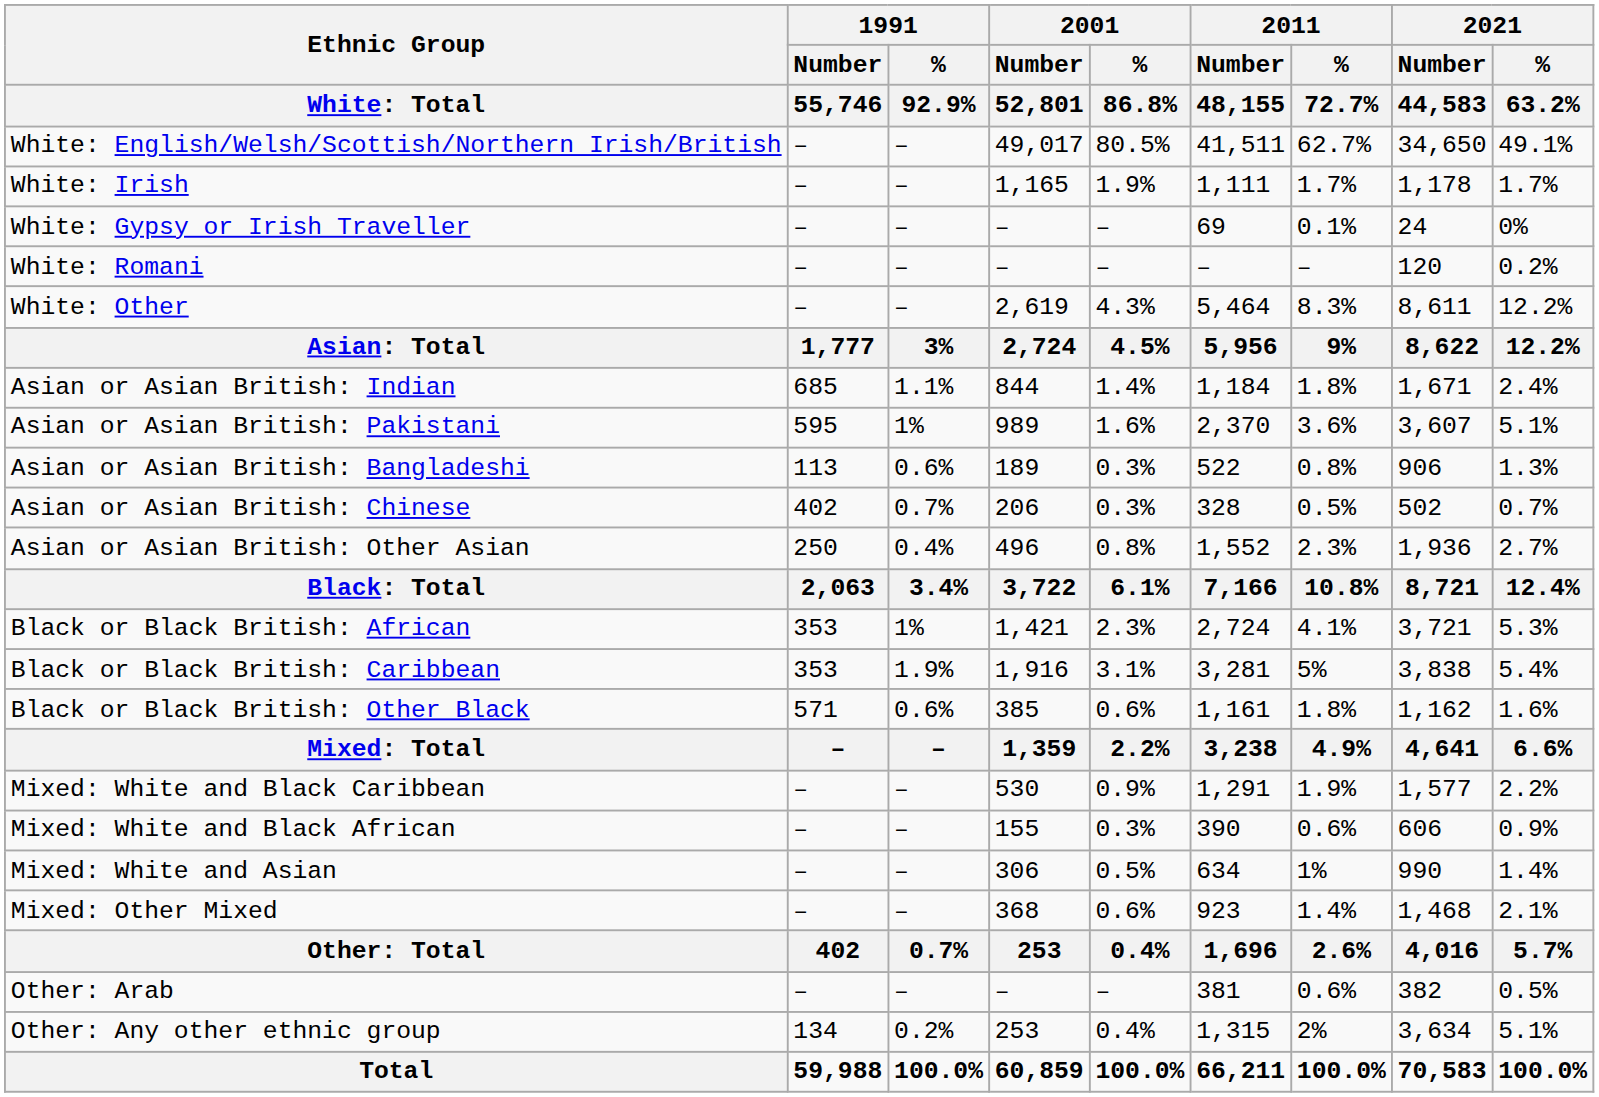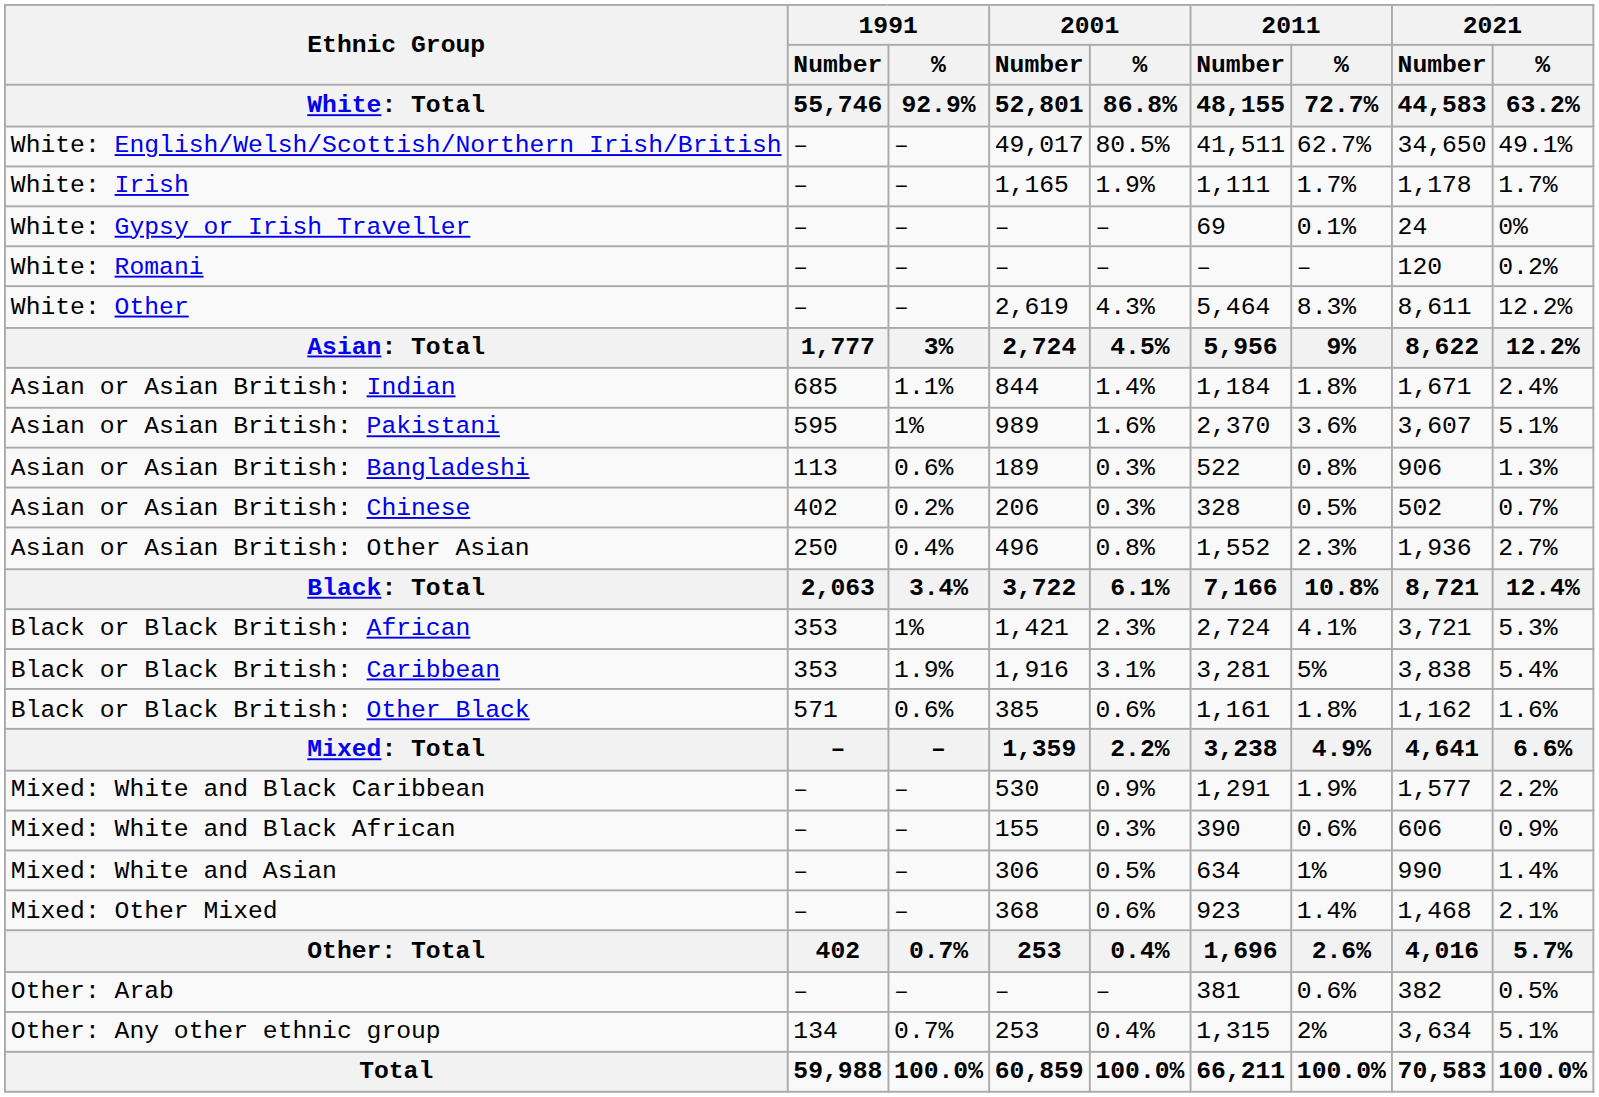(924, 508) 0.7% -> (924, 508) 0.2%
(924, 1031) 0.2% -> (924, 1031) 0.7%
